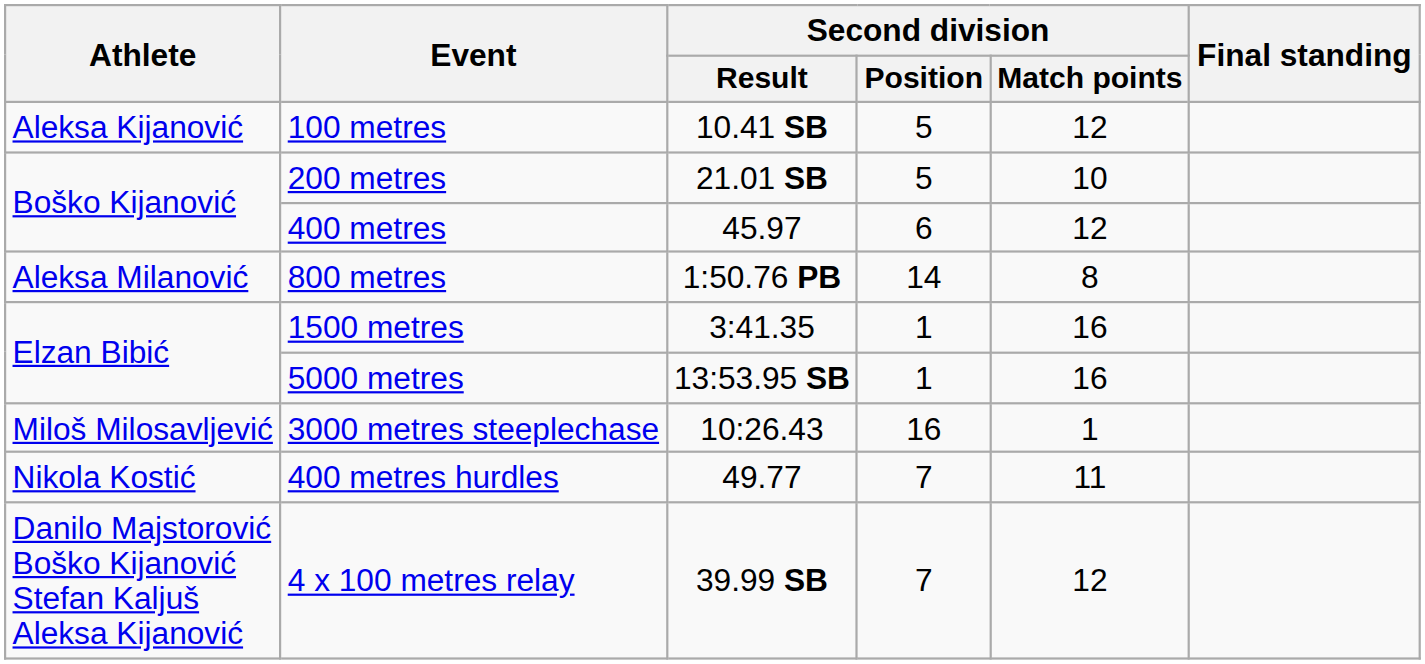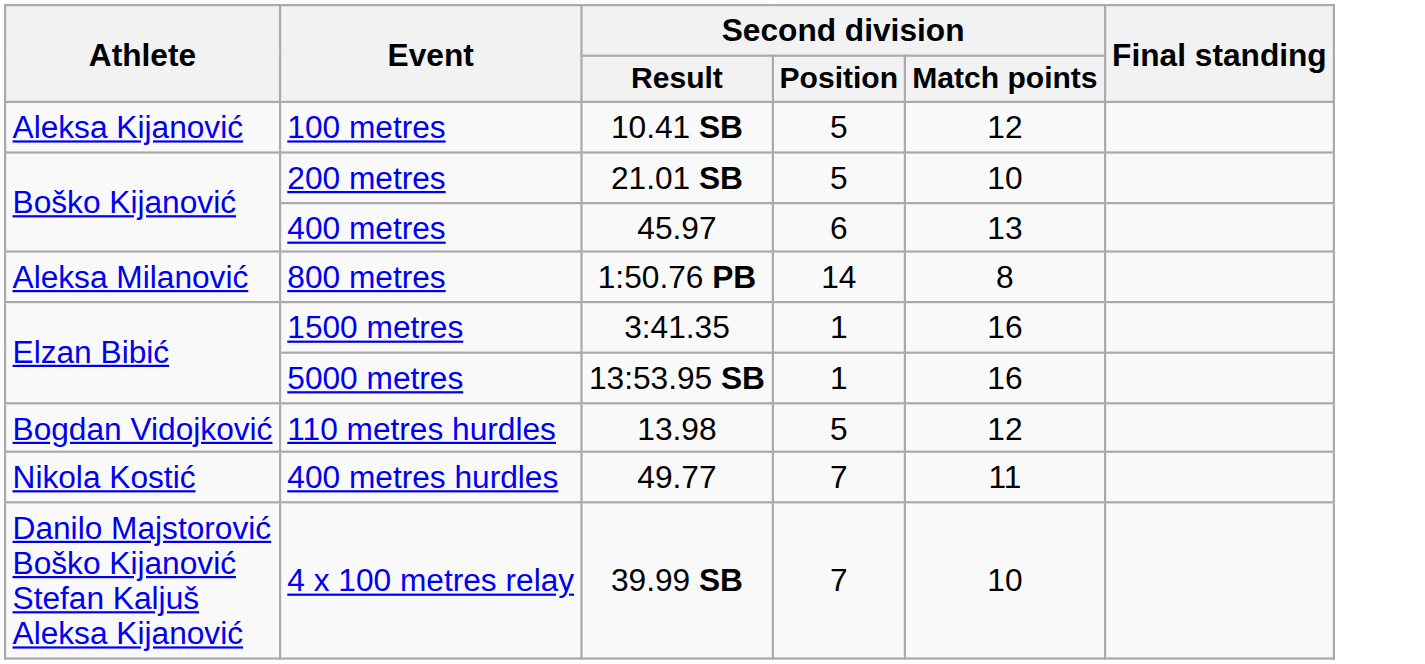(1090, 228) 12 -> (1005, 228) 13
- row: (473, 428)
+ row: (422, 428)
(1090, 581) 12 -> (1005, 581) 10
